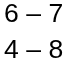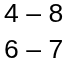rows swapped: (34, 13) <-> (34, 49)
